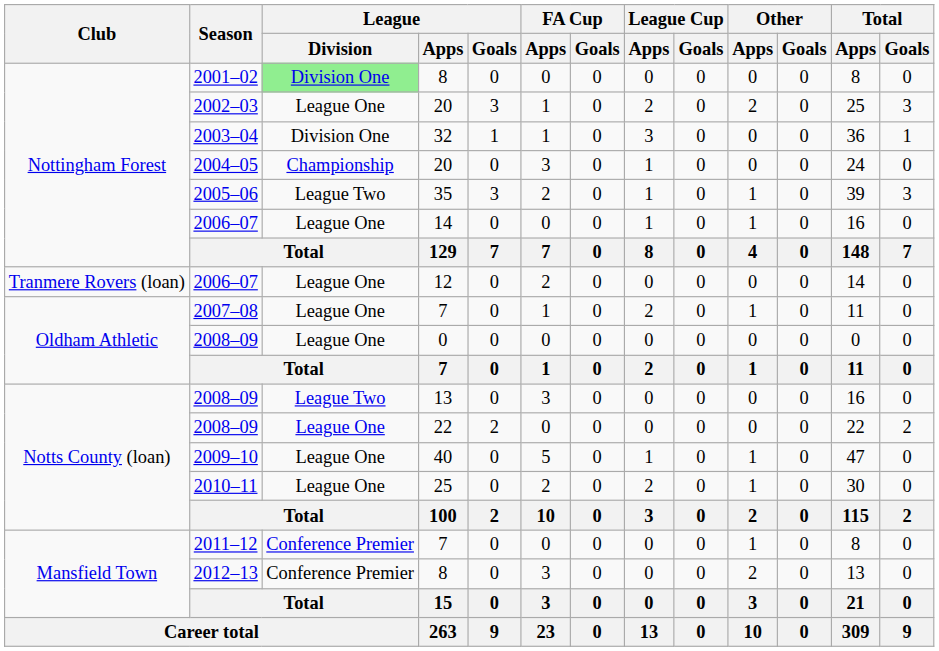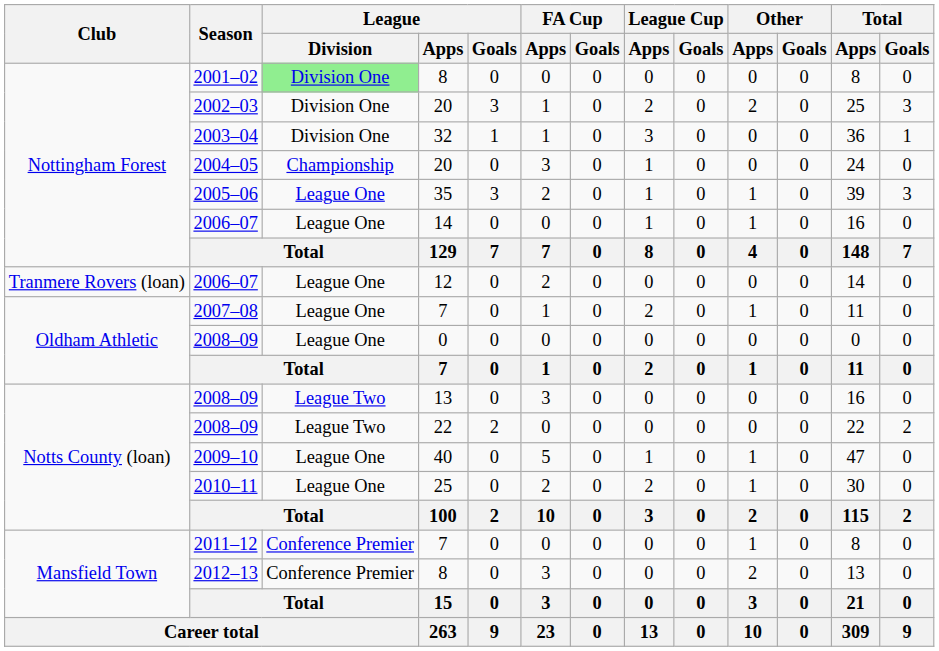(340, 106) League One -> (340, 106) Division One
(340, 194) League Two -> (340, 194) League One
(340, 427) League One -> (340, 427) League Two
